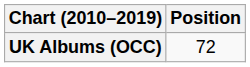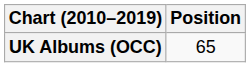(206, 47) 72 -> (206, 47) 65
